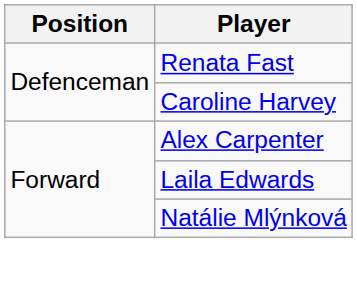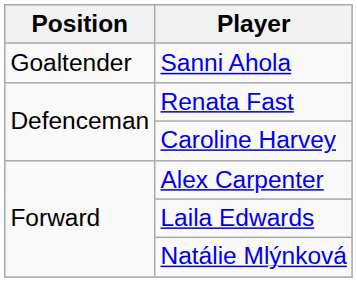+ row: (226, 62)
